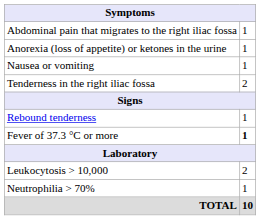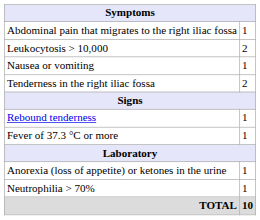rows swapped: (117, 48) <-> (57, 170)
(245, 135) bold -> (245, 135) normal
